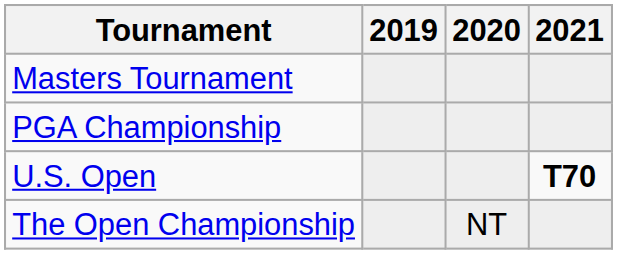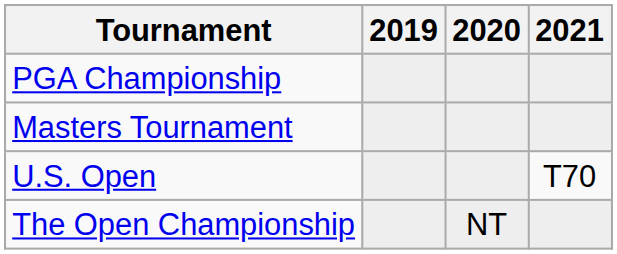rows swapped: (152, 78) <-> (147, 127)
(569, 176) bold -> (569, 176) normal
